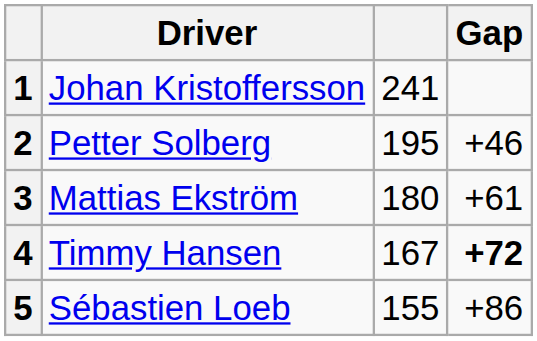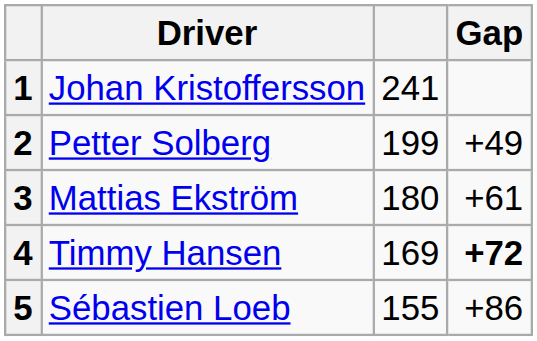(410, 143) 195 -> (410, 143) 199
(494, 143) +46 -> (494, 143) +49
(410, 253) 167 -> (410, 253) 169
